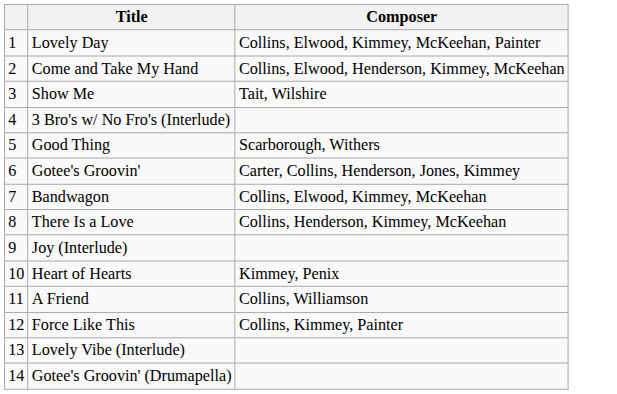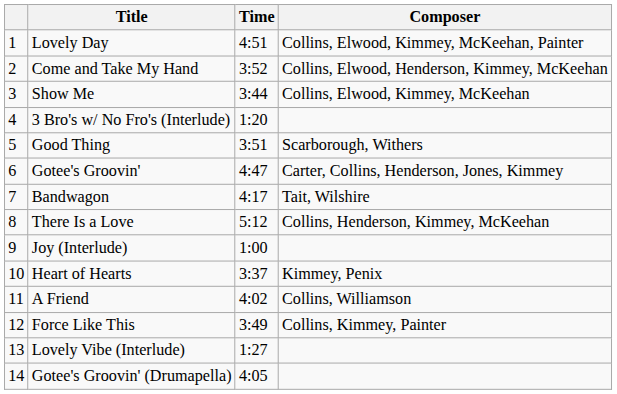+ column: (257, 17)
(283, 94) Tait, Wilshire -> (406, 94) Collins, Elwood, Kimmey, McKeehan
(363, 196) Collins, Elwood, Kimmey, McKeehan -> (326, 196) Tait, Wilshire
